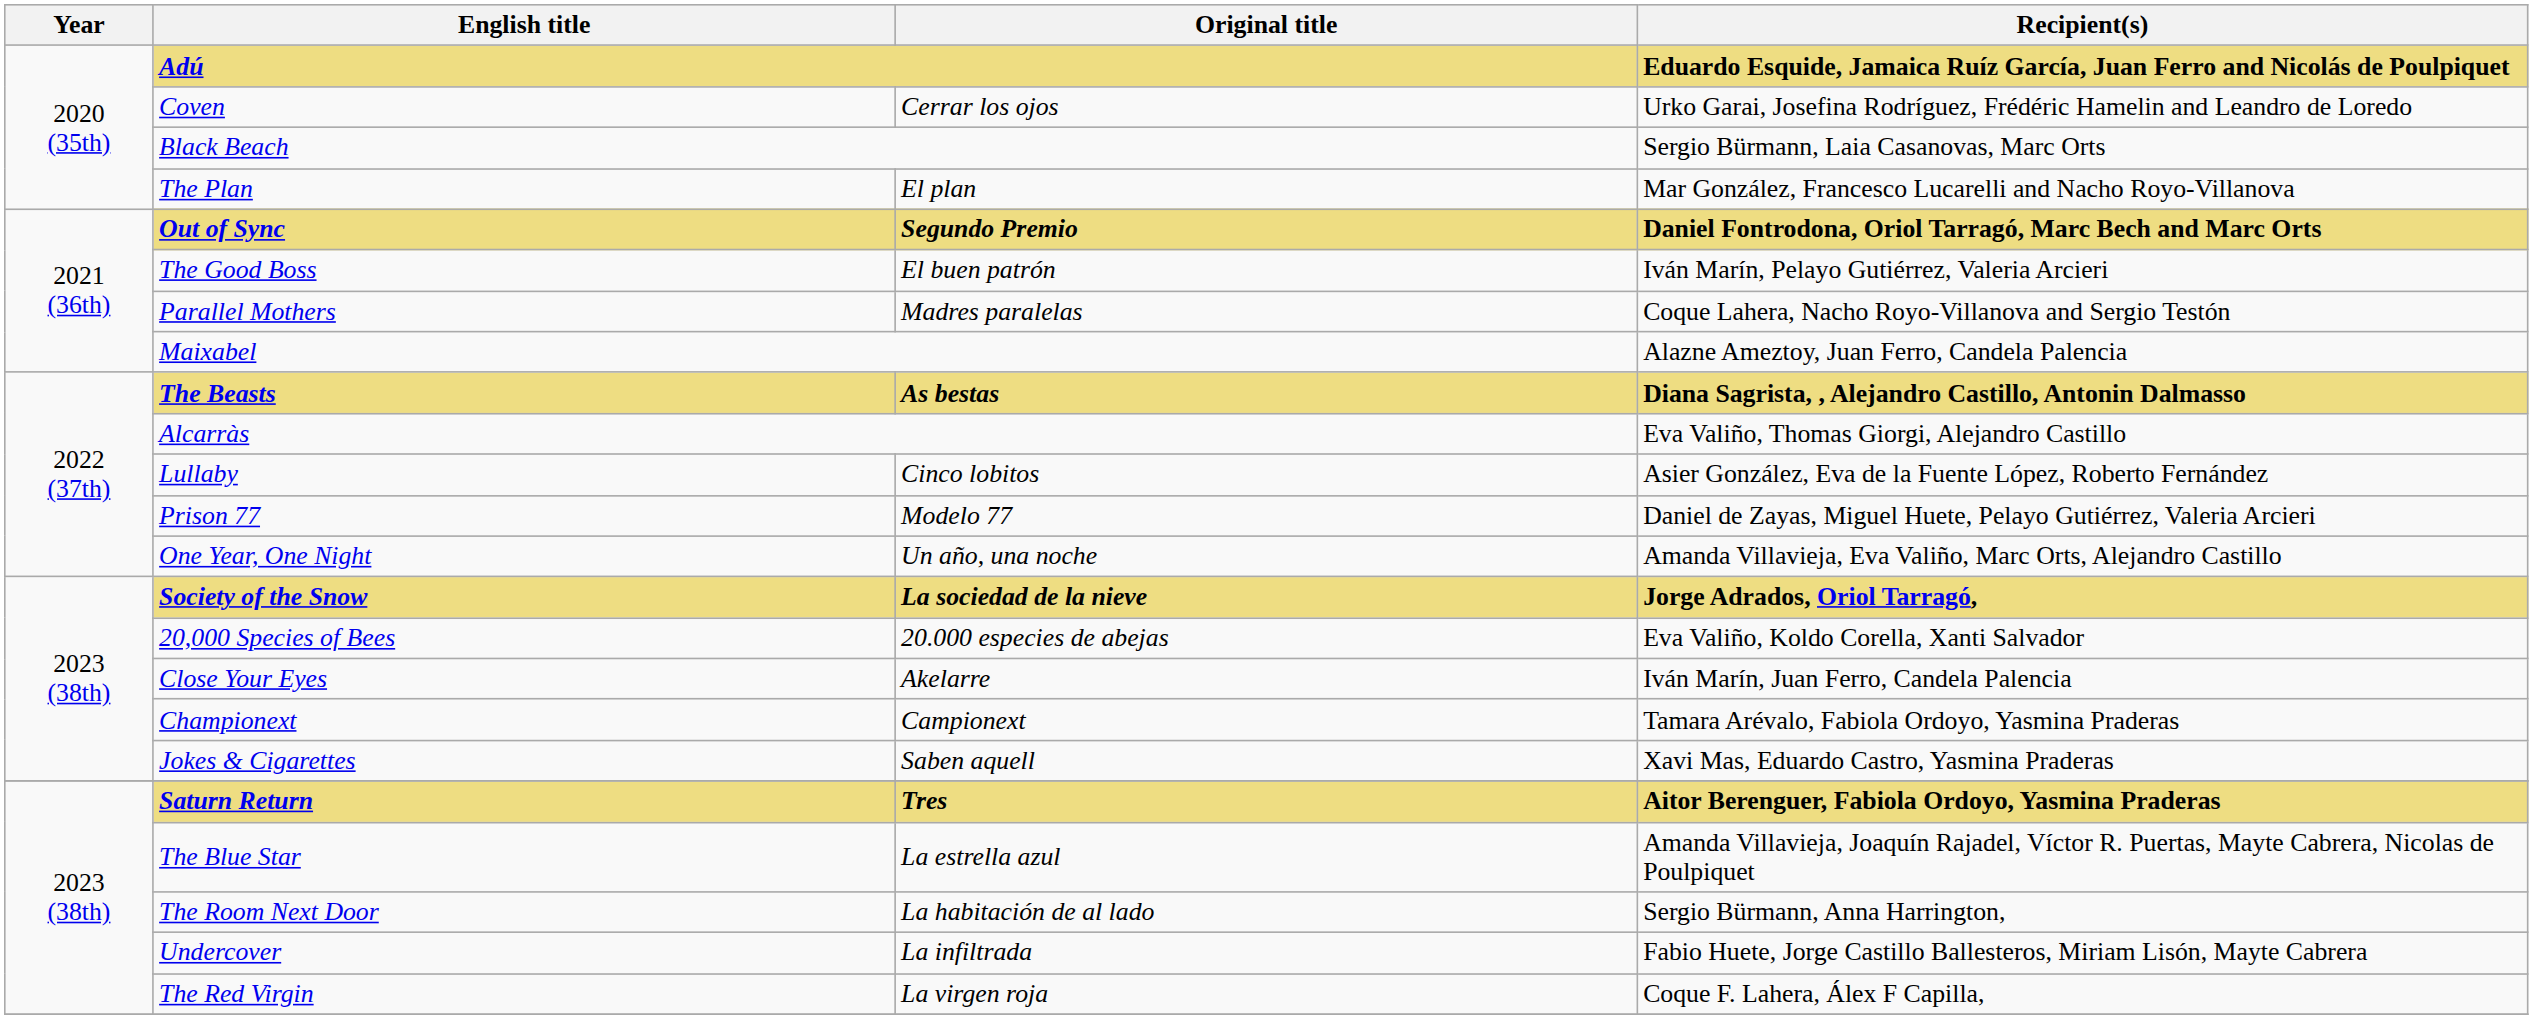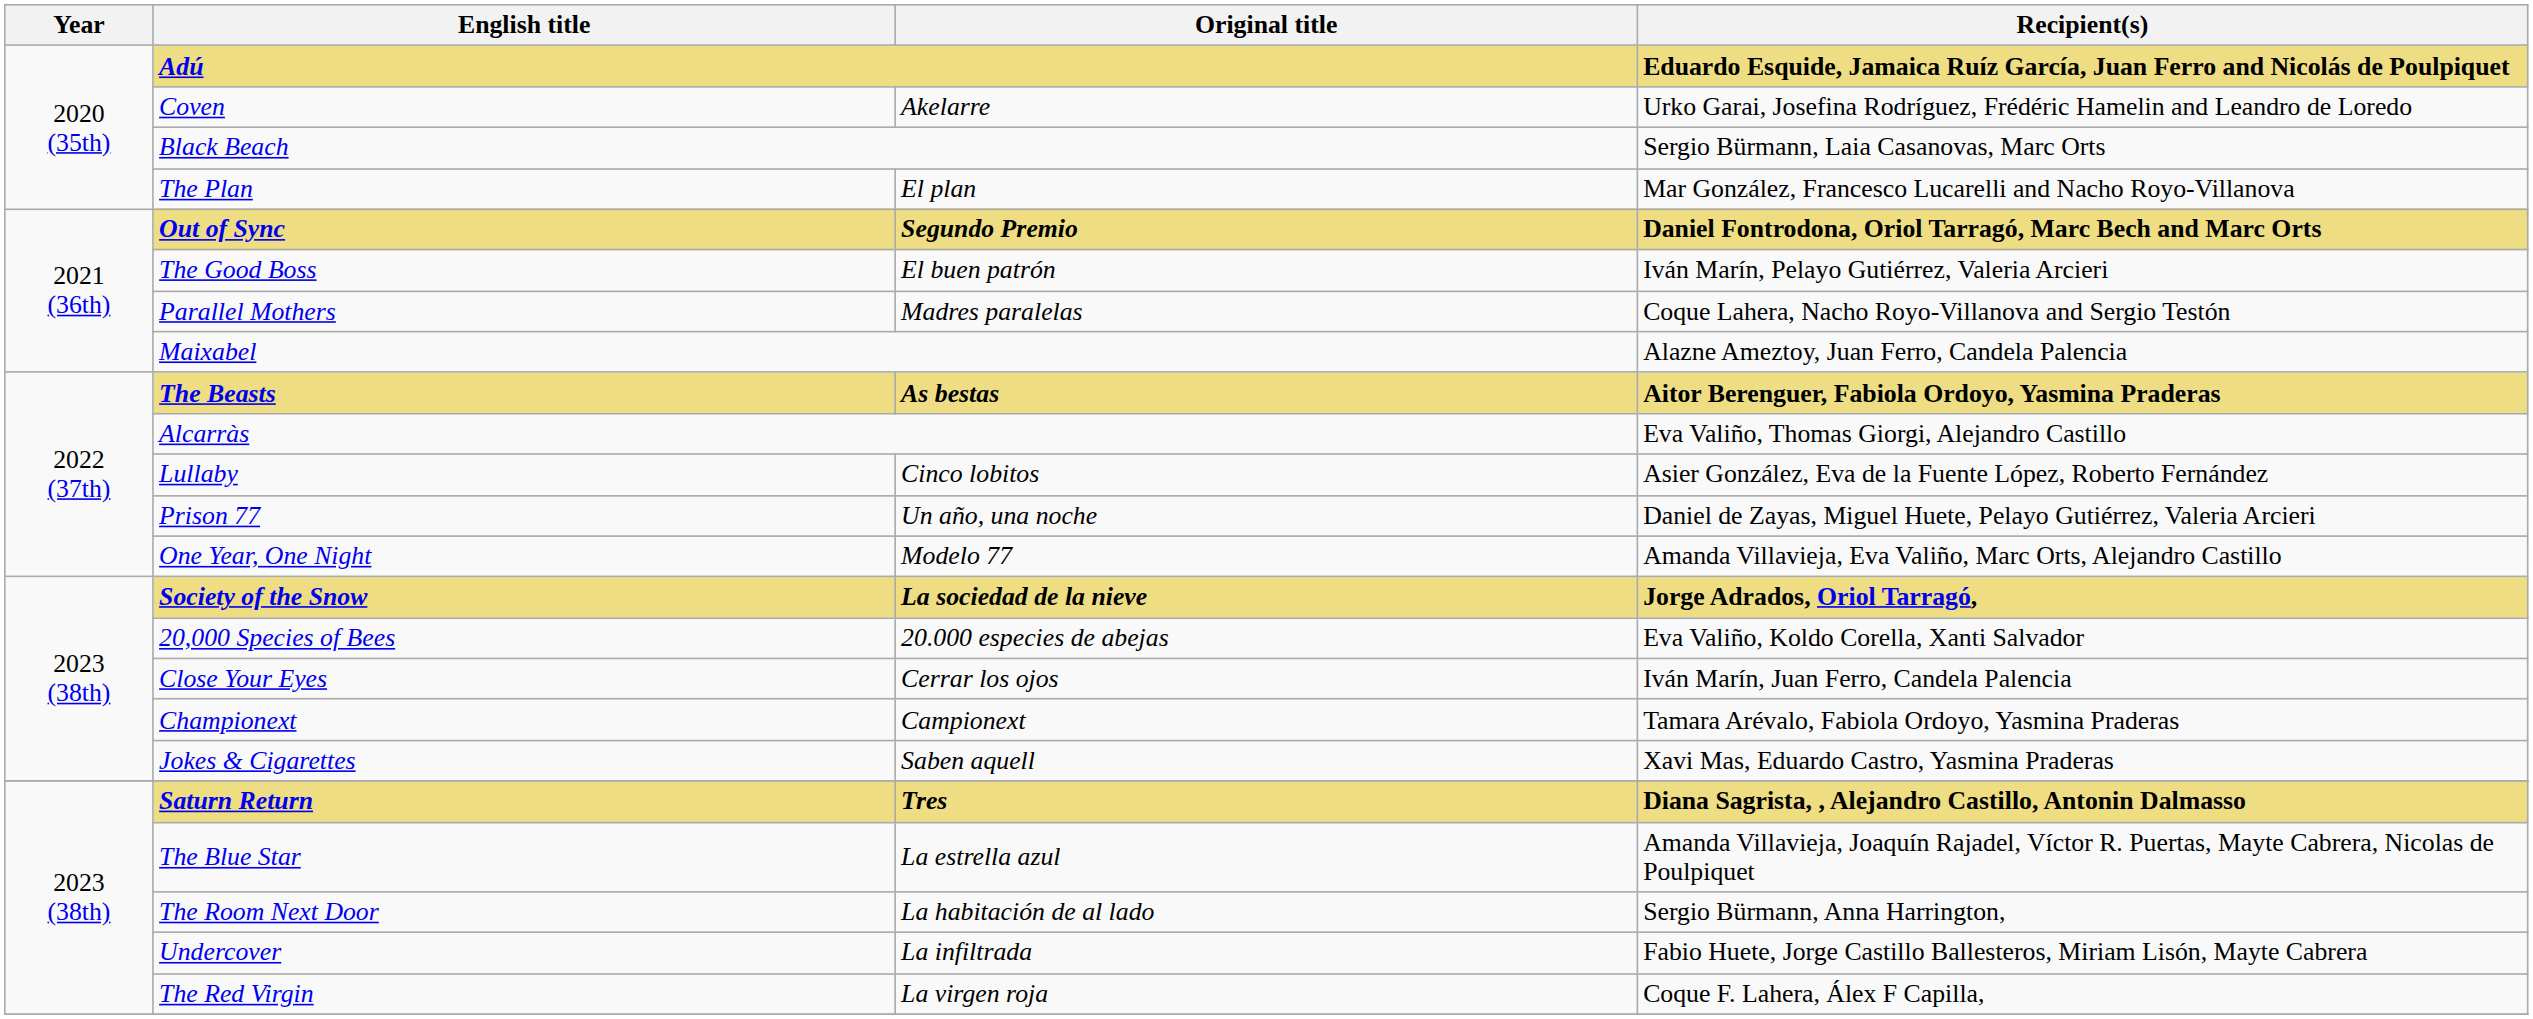(980, 106) Cerrar los ojos -> (946, 106) Akelarre
(1945, 392) Diana Sagrista, , Alejandro Castillo, Antonin Dalmasso -> (1932, 392) Aitor Berenguer, Fabiola Ordoyo, Yasmina Praderas
(957, 515) Modelo 77 -> (999, 515) Un año, una noche
(999, 556) Un año, una noche -> (957, 556) Modelo 77
(946, 678) Akelarre -> (980, 678) Cerrar los ojos
(1932, 801) Aitor Berenguer, Fabiola Ordoyo, Yasmina Praderas -> (1945, 801) Diana Sagrista, , Alejandro Castillo, Antonin Dalmasso
